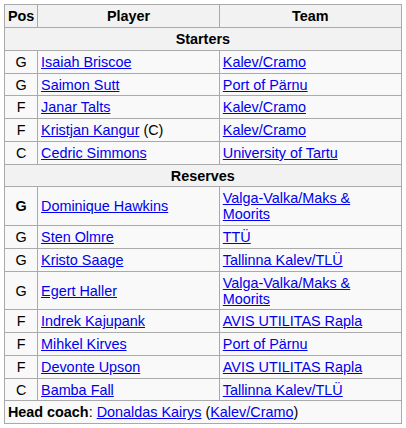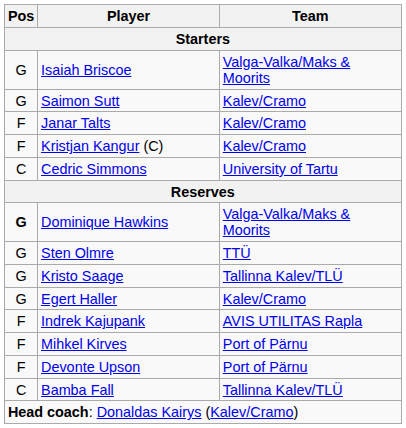(264, 62) Kalev/Cramo -> (286, 70) Valga-Valka/Maks & Moorits
(265, 85) Port of Pärnu -> (264, 101) Kalev/Cramo
(286, 291) Valga-Valka/Maks & Moorits -> (264, 299) Kalev/Cramo
(292, 367) AVIS UTILITAS Rapla -> (265, 367) Port of Pärnu
